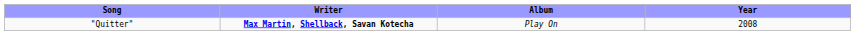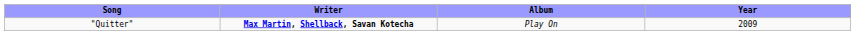(748, 24) 2008 -> (748, 24) 2009
